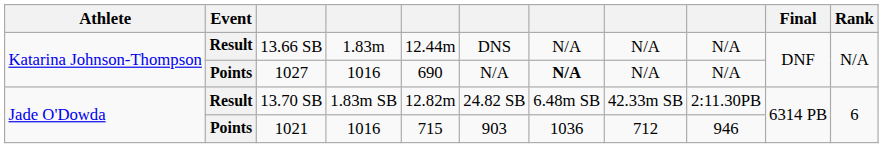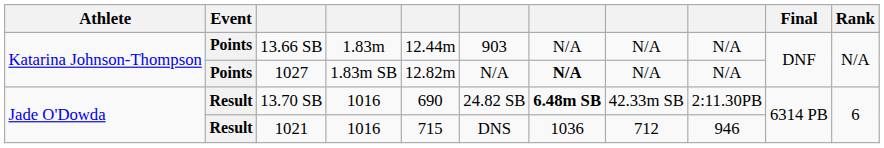(231, 46) Result -> (231, 46) Points
(494, 46) DNS -> (494, 46) 903
(364, 73) 1016 -> (364, 73) 1.83m SB
(430, 73) 690 -> (430, 73) 12.82m
(364, 101) 1.83m SB -> (364, 101) 1016
(430, 101) 12.82m -> (430, 101) 690
(567, 101) normal -> (567, 101) bold
(231, 128) Points -> (231, 128) Result
(494, 128) 903 -> (494, 128) DNS
